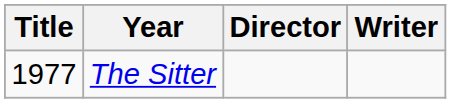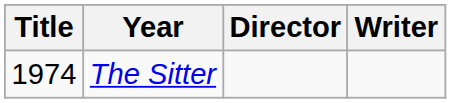(44, 73) 1977 -> (44, 73) 1974
